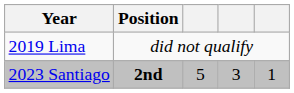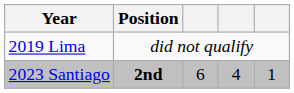(200, 74) 5 -> (200, 74) 6
(236, 74) 3 -> (236, 74) 4
